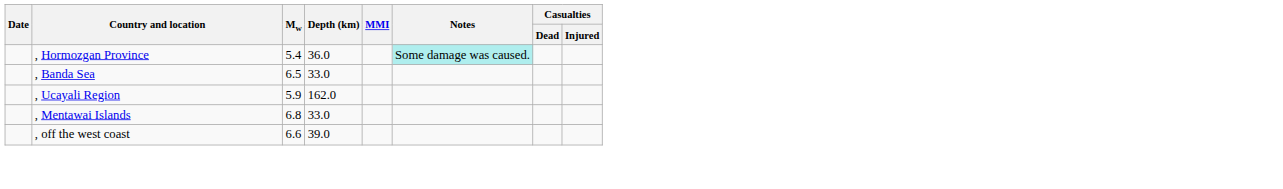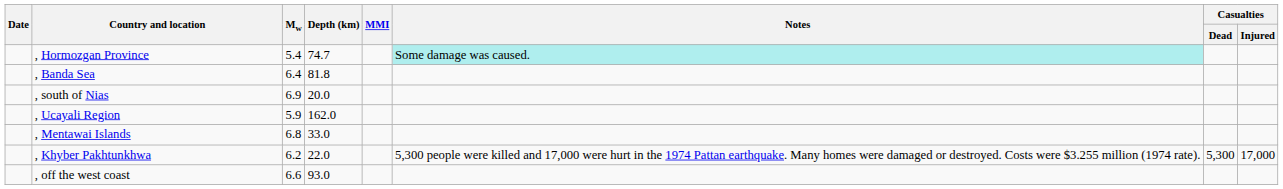(319, 54) 36.0 -> (319, 54) 74.7
(293, 74) 6.5 -> (293, 74) 6.4
(319, 74) 33.0 -> (319, 74) 81.8
+ row: (72, 94)
+ row: (93, 154)
(319, 134) 39.0 -> (319, 174) 93.0
